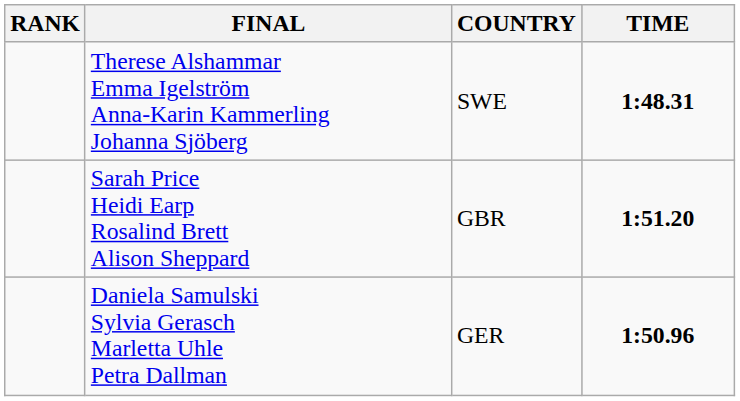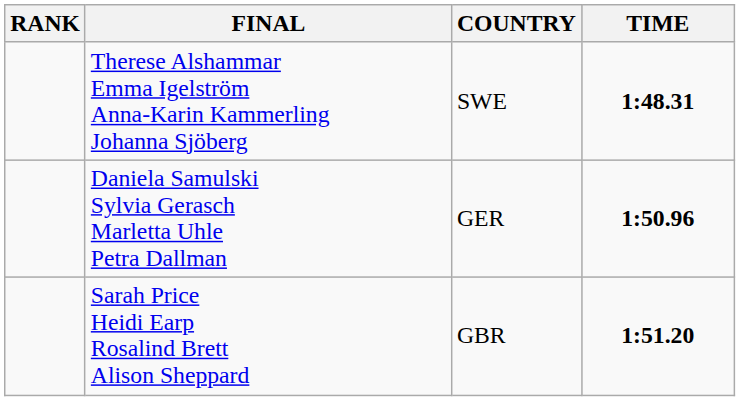rows swapped: (175, 335) <-> (170, 218)
